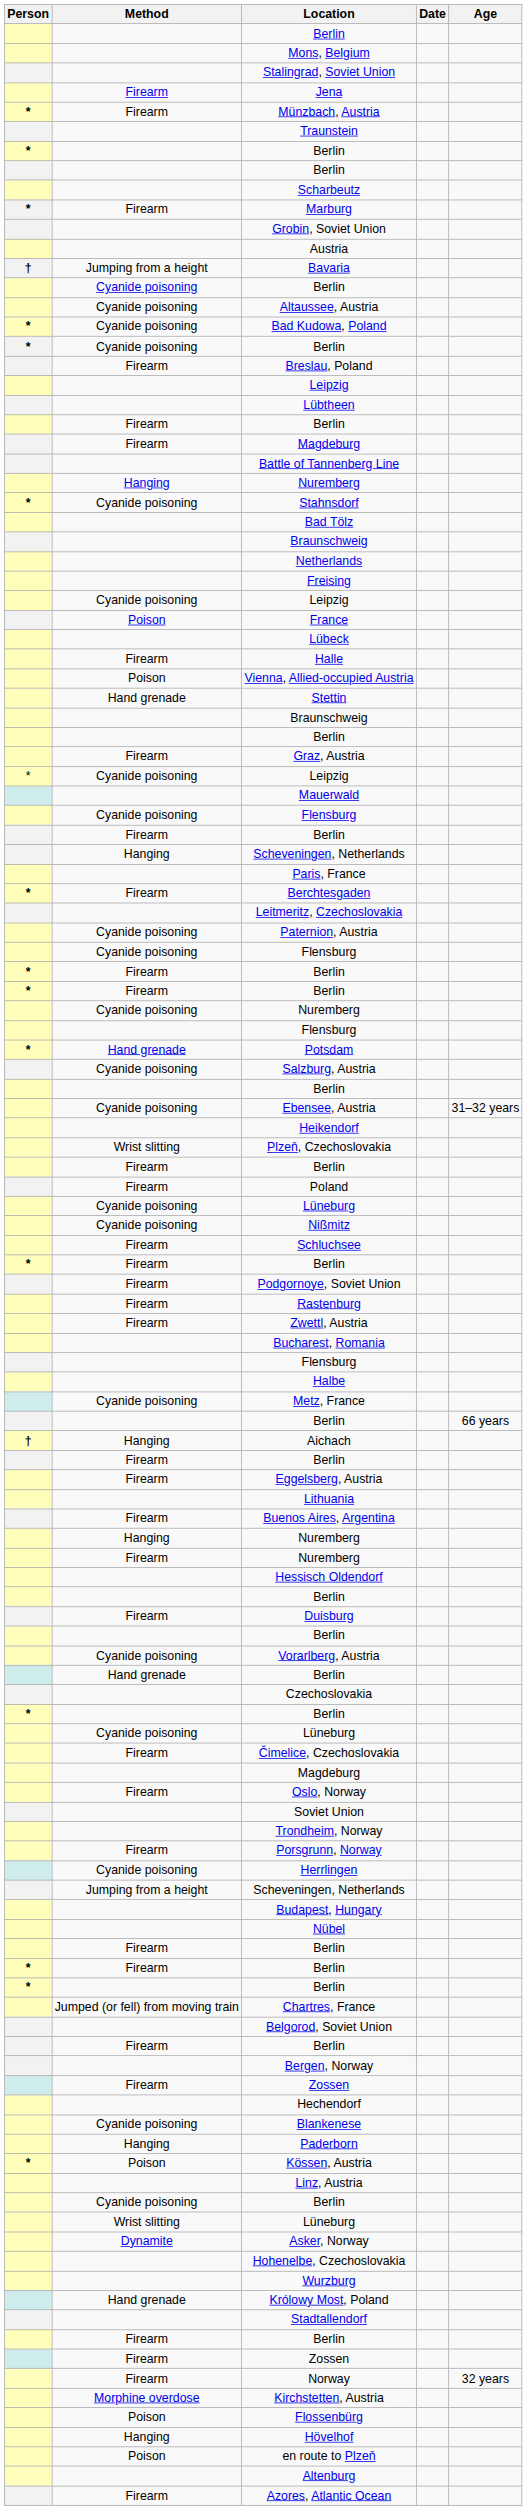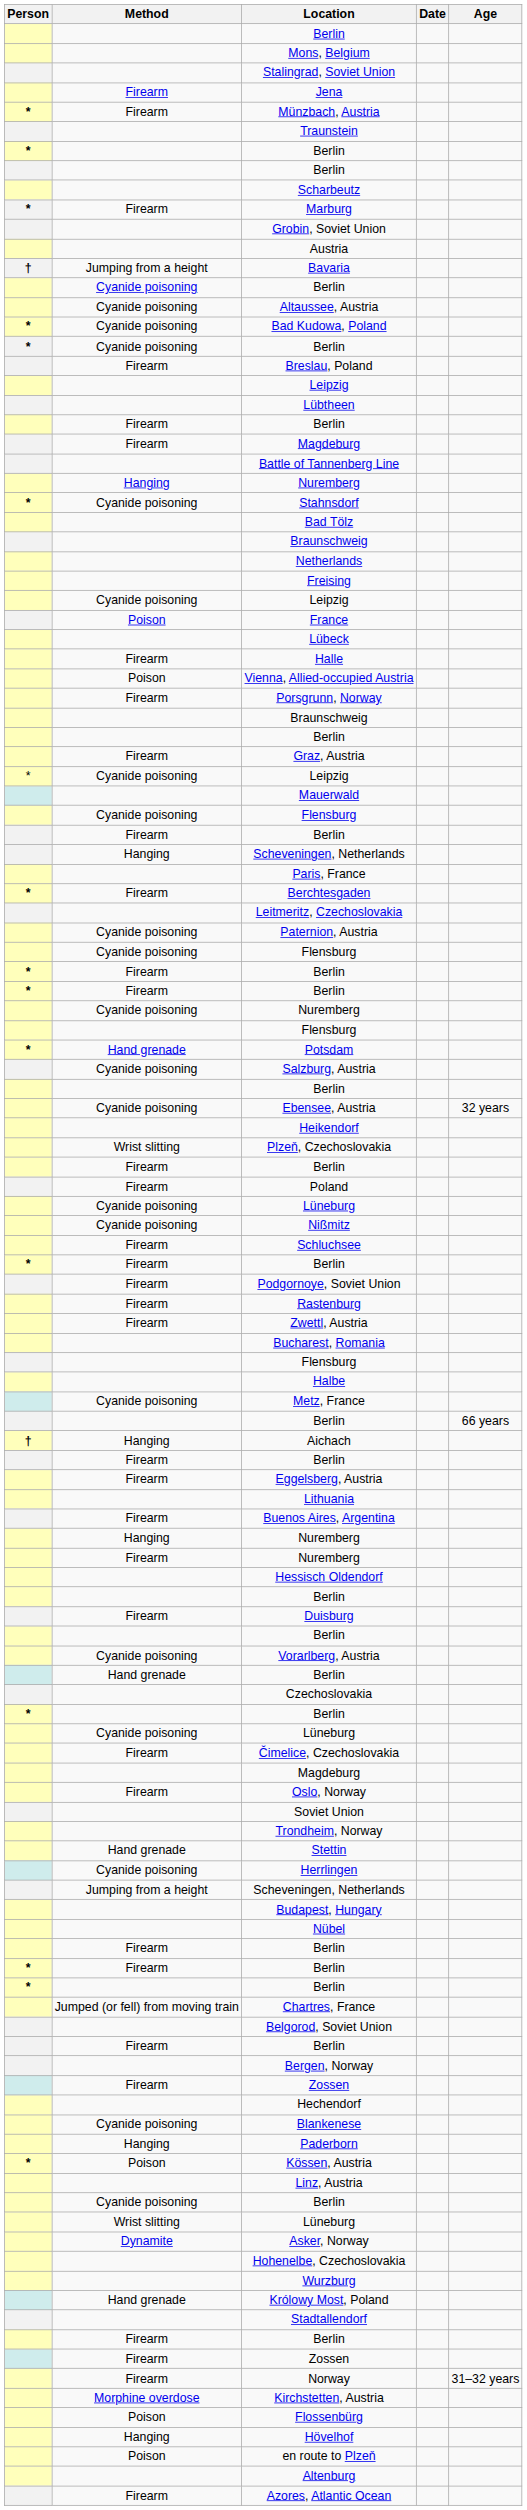rows swapped: (147, 1850) <-> (147, 698)
(485, 1108) 31–32 years -> (485, 1108) 32 years
(485, 2378) 32 years -> (485, 2378) 31–32 years
